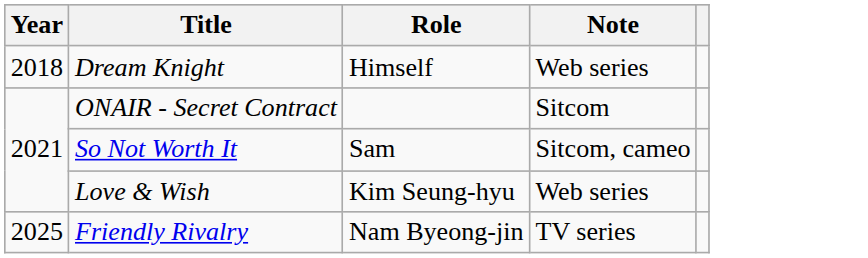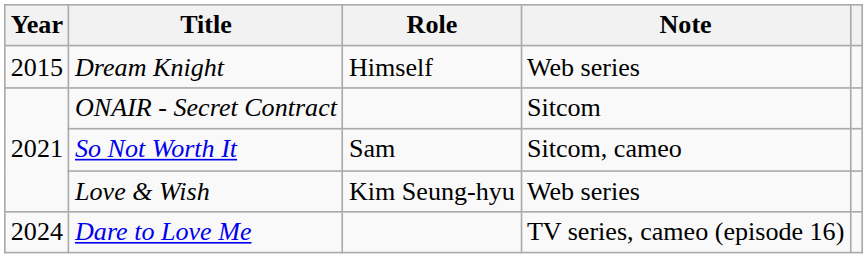(37, 66) 2018 -> (37, 66) 2015
+ row: (163, 231)
- row: (162, 231)
